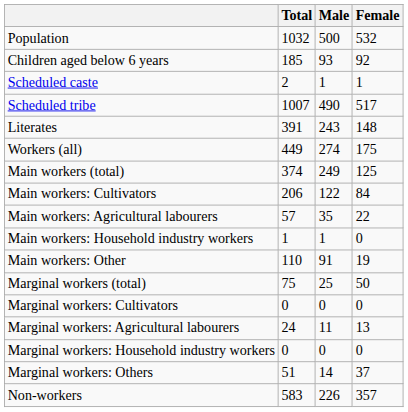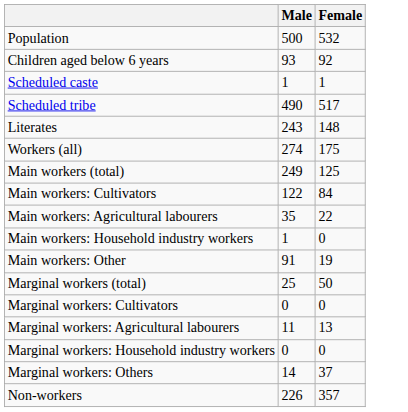- column: (297, 15)
